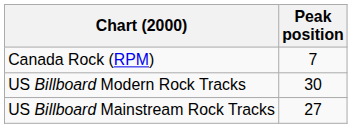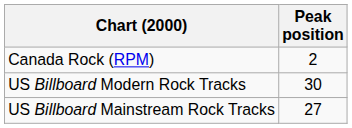(313, 60) 7 -> (313, 60) 2
